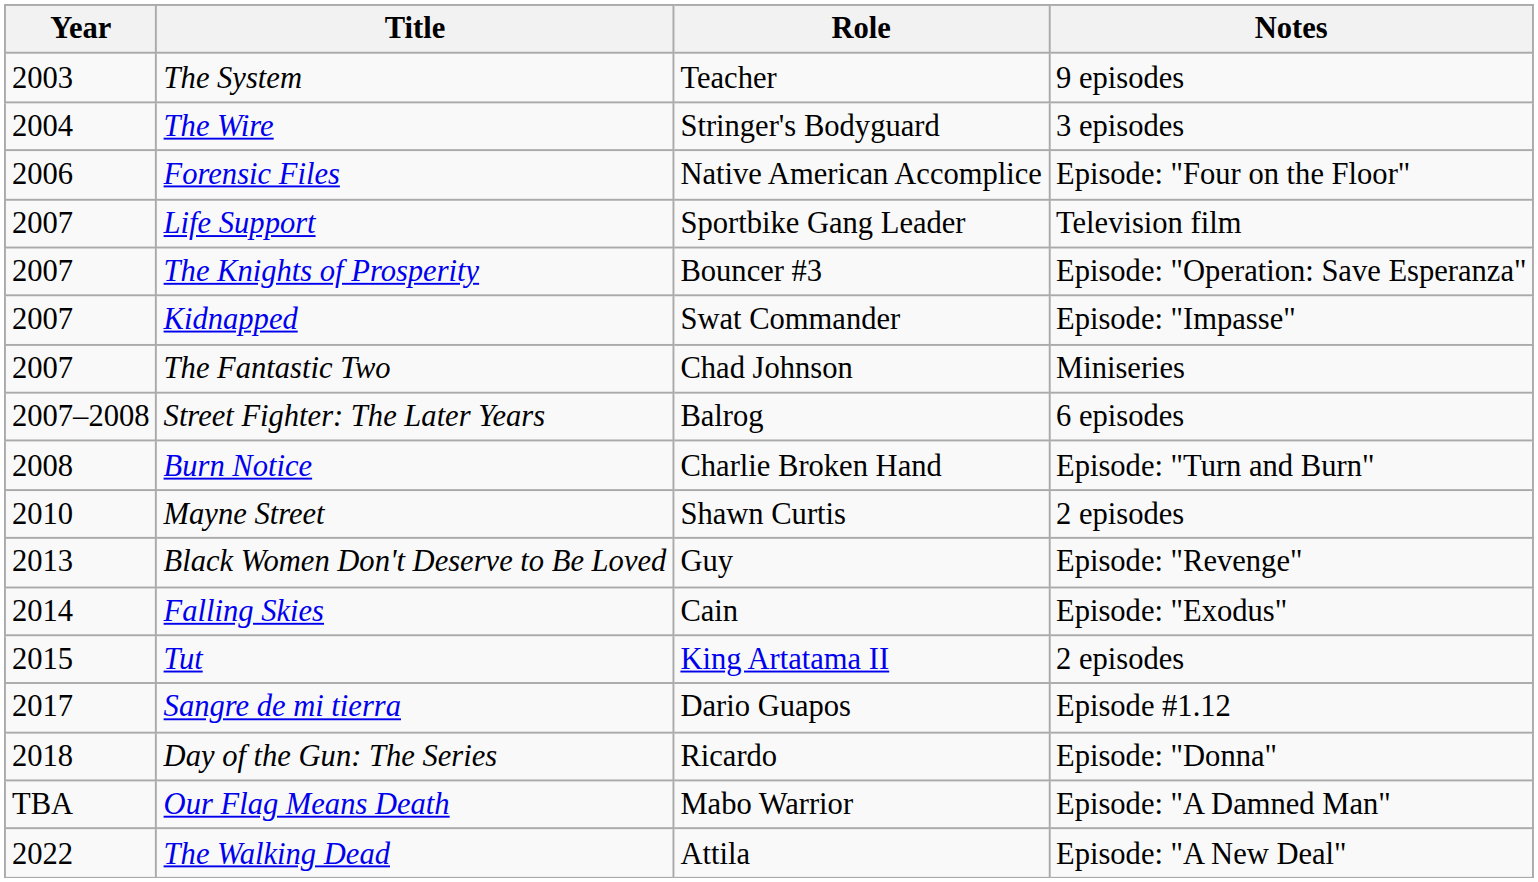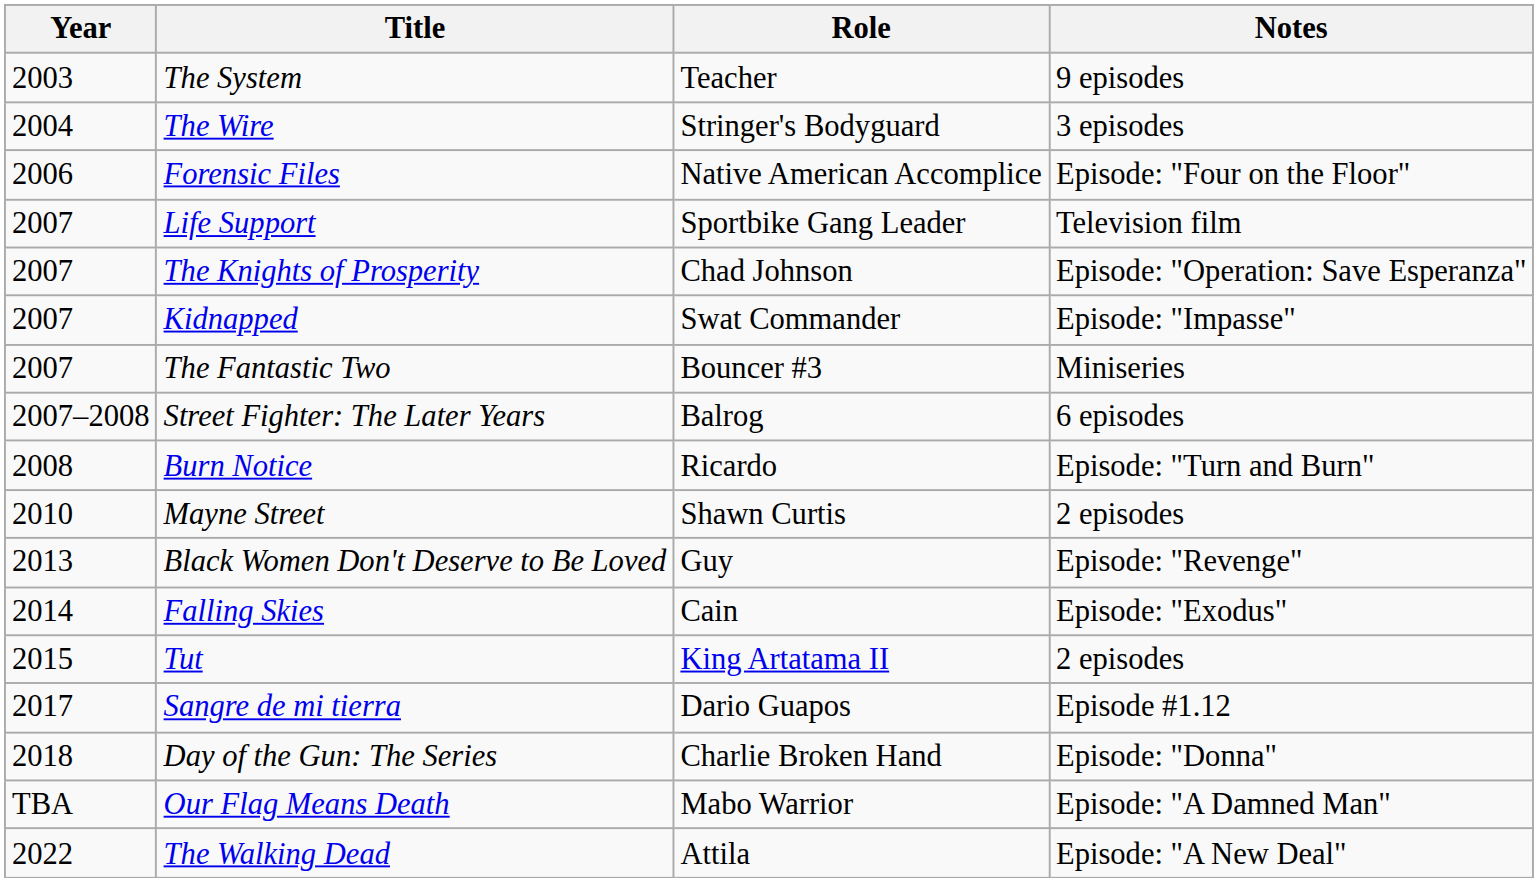(751, 271) Bouncer #3 -> (767, 271) Chad Johnson
(767, 367) Chad Johnson -> (751, 367) Bouncer #3
(811, 464) Charlie Broken Hand -> (729, 464) Ricardo
(729, 755) Ricardo -> (811, 755) Charlie Broken Hand
